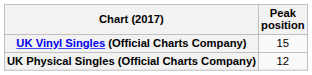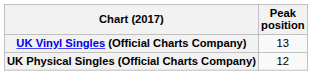(283, 43) 15 -> (283, 43) 13
